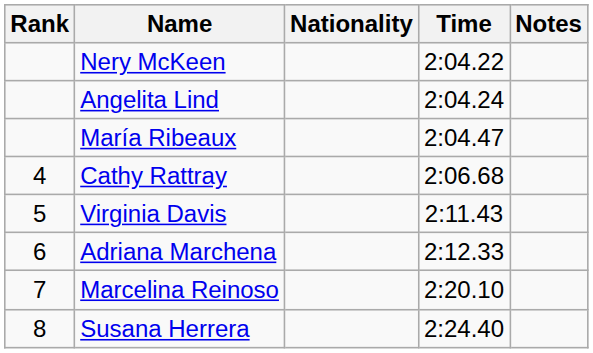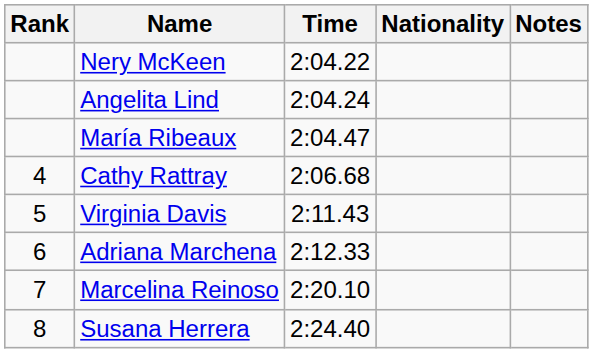columns swapped: (351, 24) <-> (464, 24)
